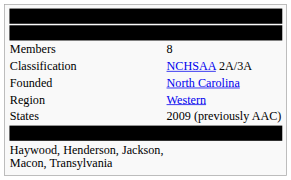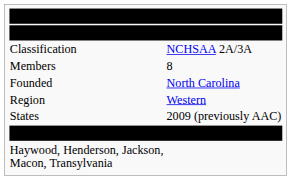rows swapped: (43, 66) <-> (33, 49)
